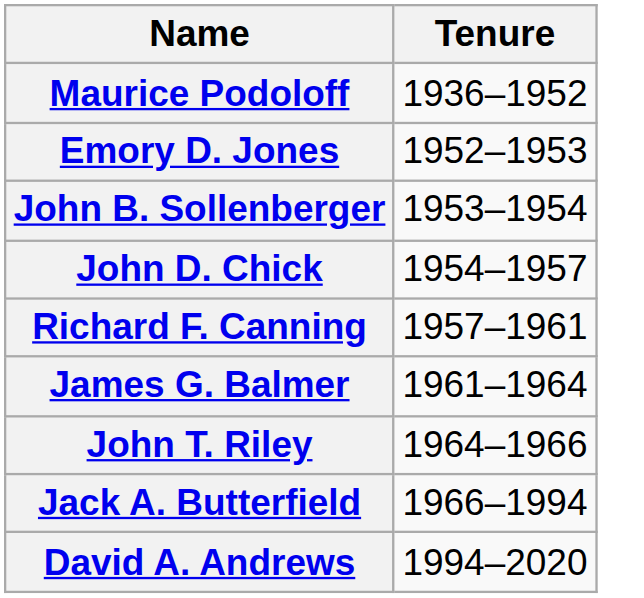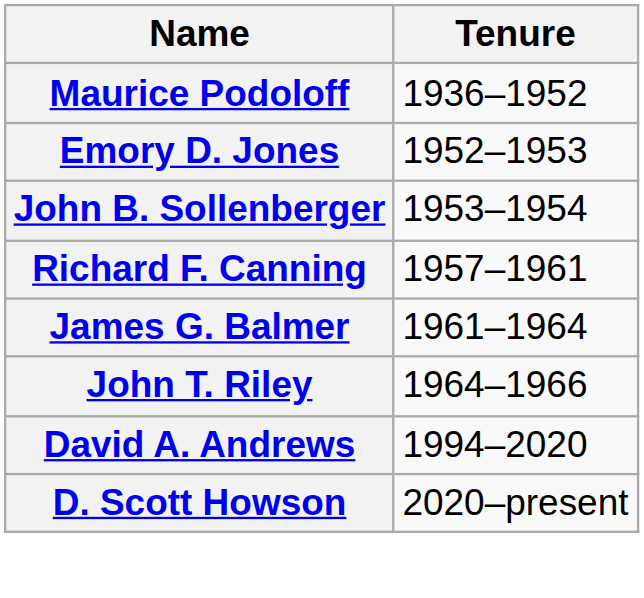- row: (200, 268)
- row: (200, 502)
+ row: (200, 502)
